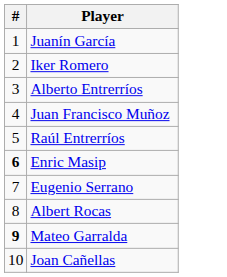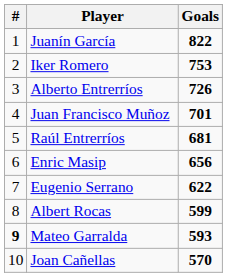+ column: (200, 16)
(16, 162) bold -> (16, 162) normal
